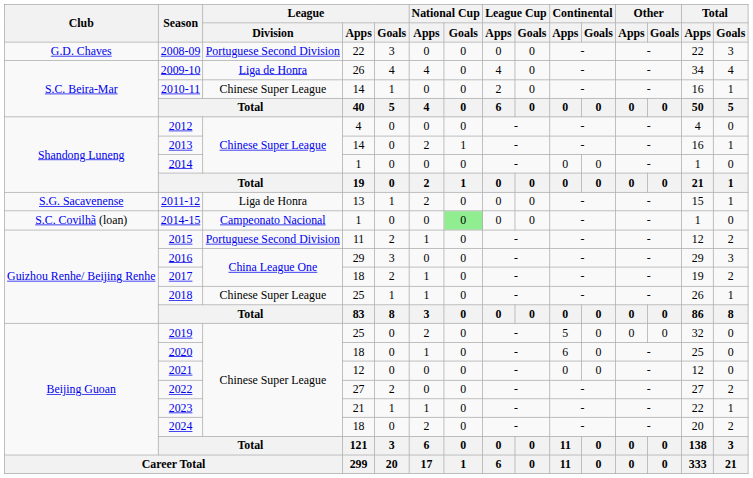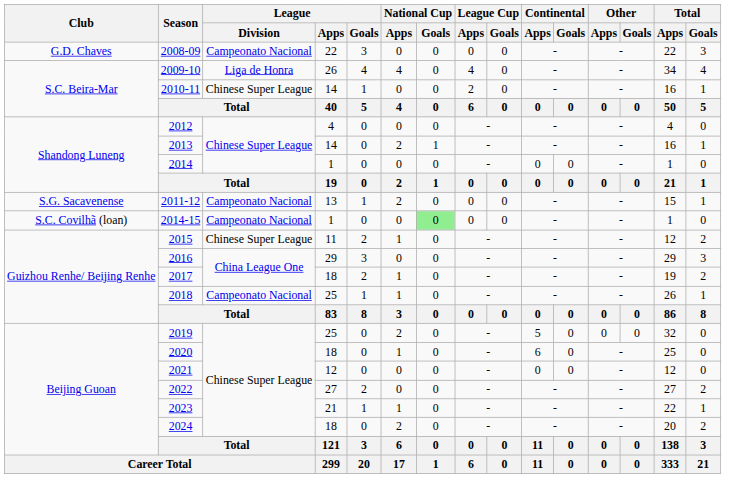(273, 51) Portuguese Second Division -> (259, 51) Campeonato Nacional
(273, 201) Liga de Honra -> (259, 201) Campeonato Nacional
(273, 239) Portuguese Second Division -> (259, 239) Chinese Super League
(273, 295) Chinese Super League -> (259, 295) Campeonato Nacional
